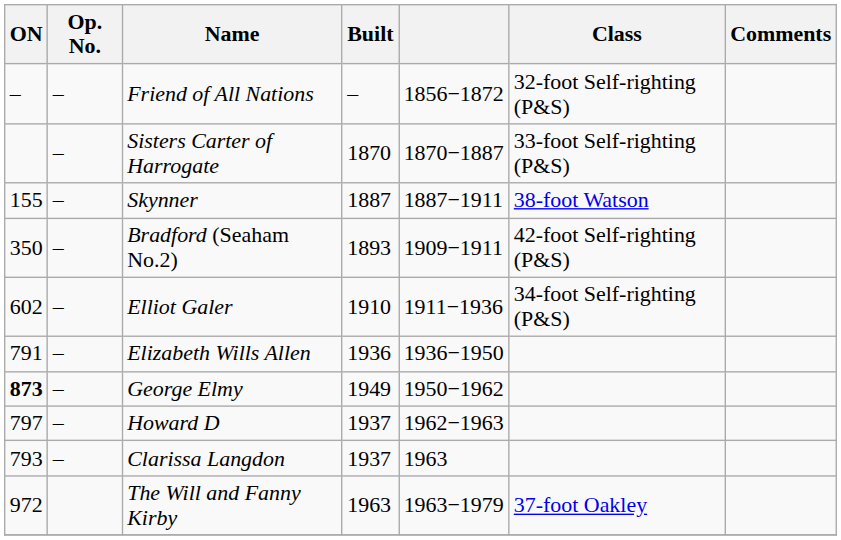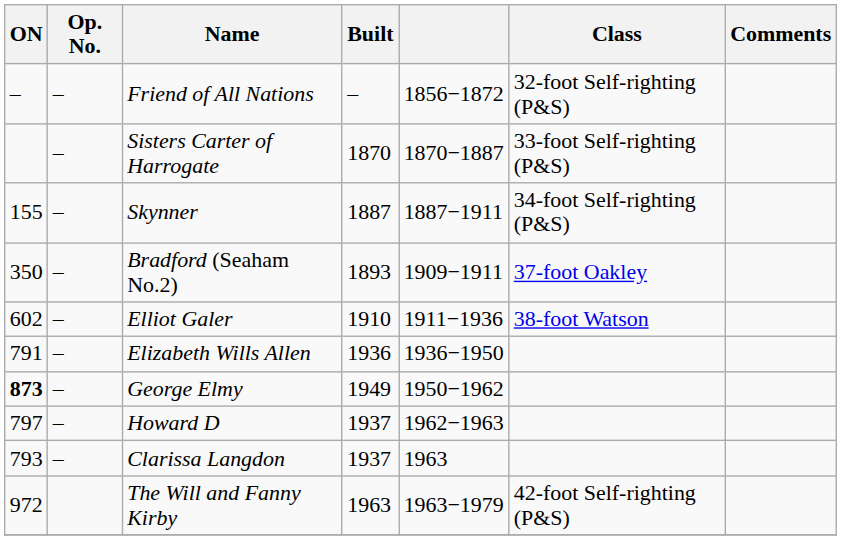(581, 200) 38-foot Watson -> (605, 212) 34-foot Self-righting (P&S)
(605, 247) 42-foot Self-righting (P&S) -> (580, 271) 37-foot Oakley
(605, 306) 34-foot Self-righting (P&S) -> (581, 319) 38-foot Watson
(580, 505) 37-foot Oakley -> (605, 505) 42-foot Self-righting (P&S)
